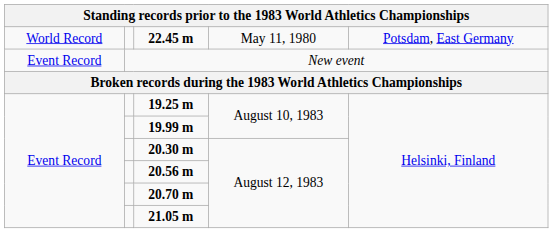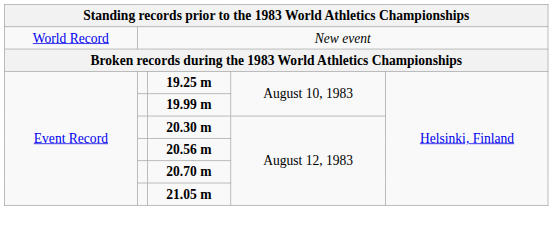- row: (171, 37)
(64, 59) Event Record -> (71, 37) World Record
